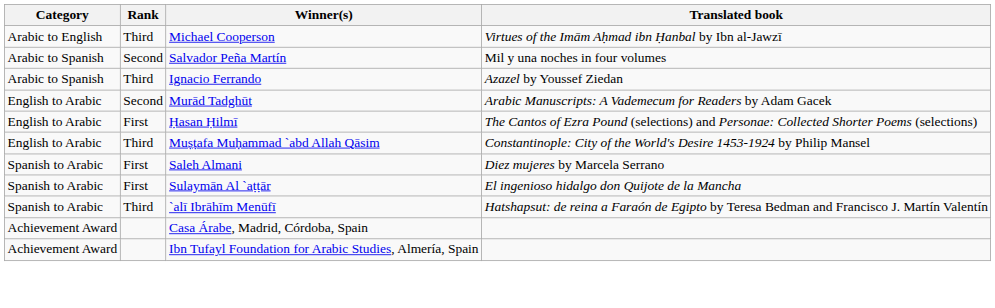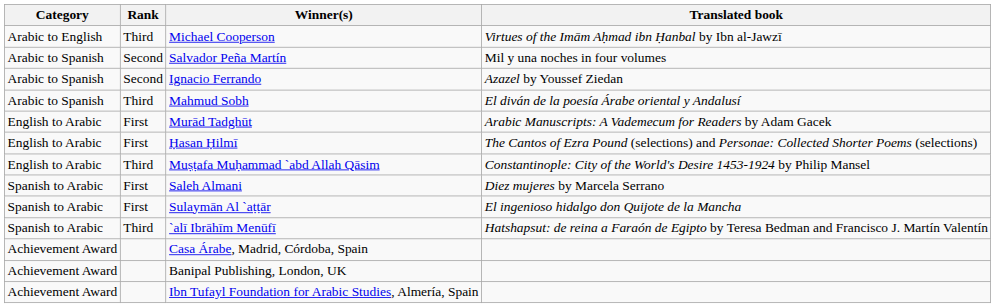(138, 79) Third -> (143, 79) Second
+ row: (209, 100)
(143, 100) Second -> (136, 121) First
+ row: (258, 270)
